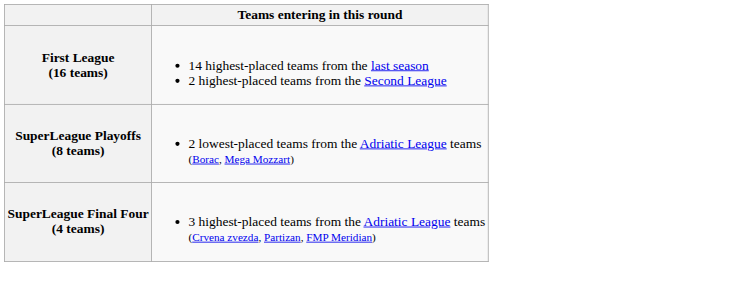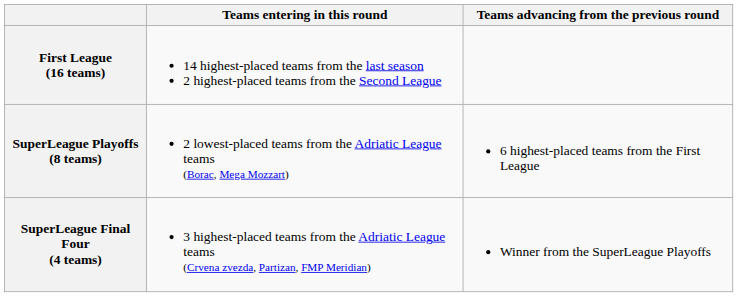+ column: (598, 15)
